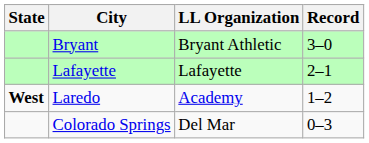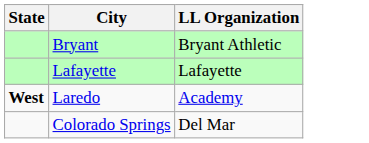- column: (333, 17)
